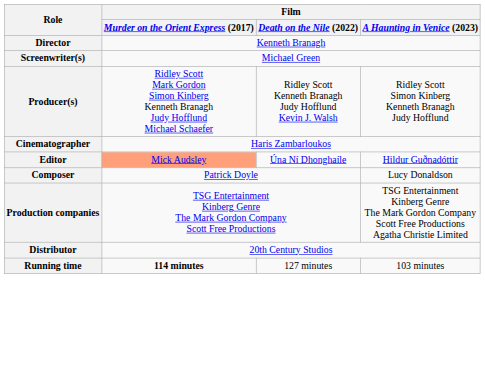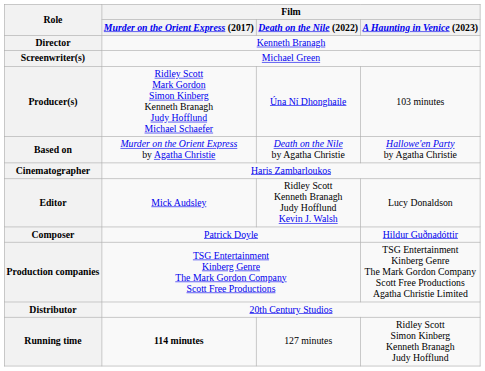(308, 101) Ridley Scott Kenneth Branagh Judy Hofflund Kevin J. Walsh -> (308, 101) Úna Ní Dhonghaíle
(420, 101) Ridley Scott Simon Kinberg Kenneth Branagh Judy Hofflund -> (420, 101) 103 minutes
+ row: (53, 150)
(179, 160) lightsalmon background -> (179, 202) no background
(308, 160) Úna Ní Dhonghaíle -> (308, 202) Ridley Scott Kenneth Branagh Judy Hofflund Kevin J. Walsh
(420, 160) Hildur Guðnadóttir -> (420, 202) Lucy Donaldson
(420, 175) Lucy Donaldson -> (420, 234) Hildur Guðnadóttir
(420, 265) 103 minutes -> (420, 341) Ridley Scott Simon Kinberg Kenneth Branagh Judy Hofflund
